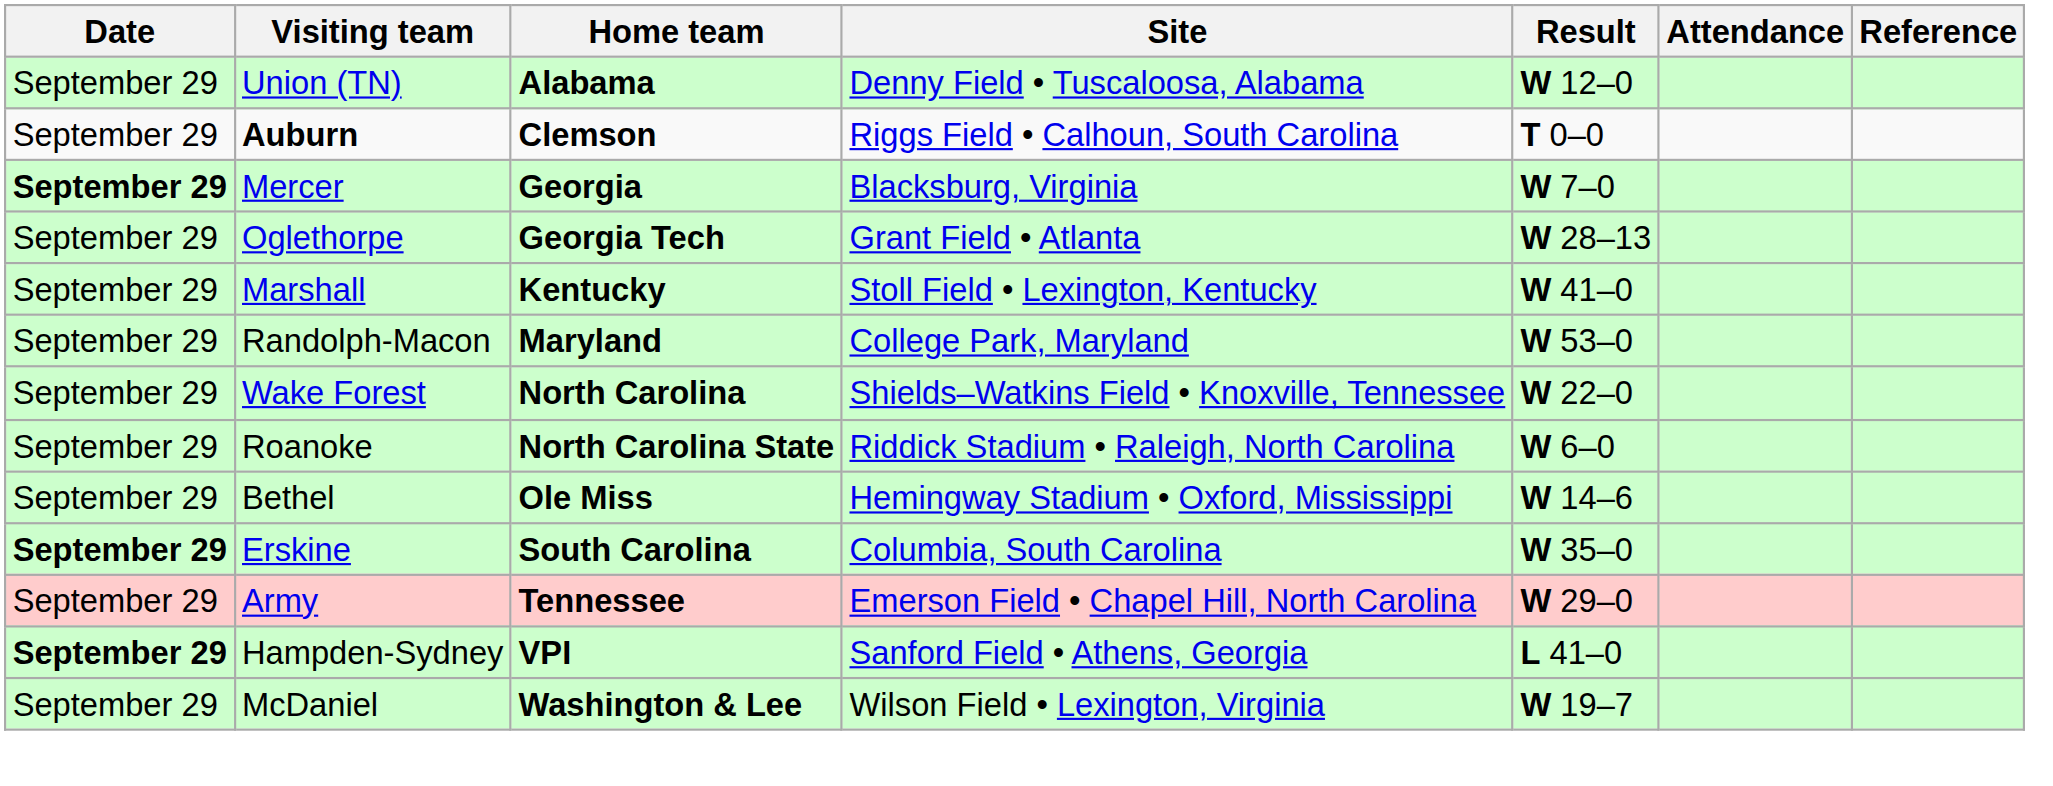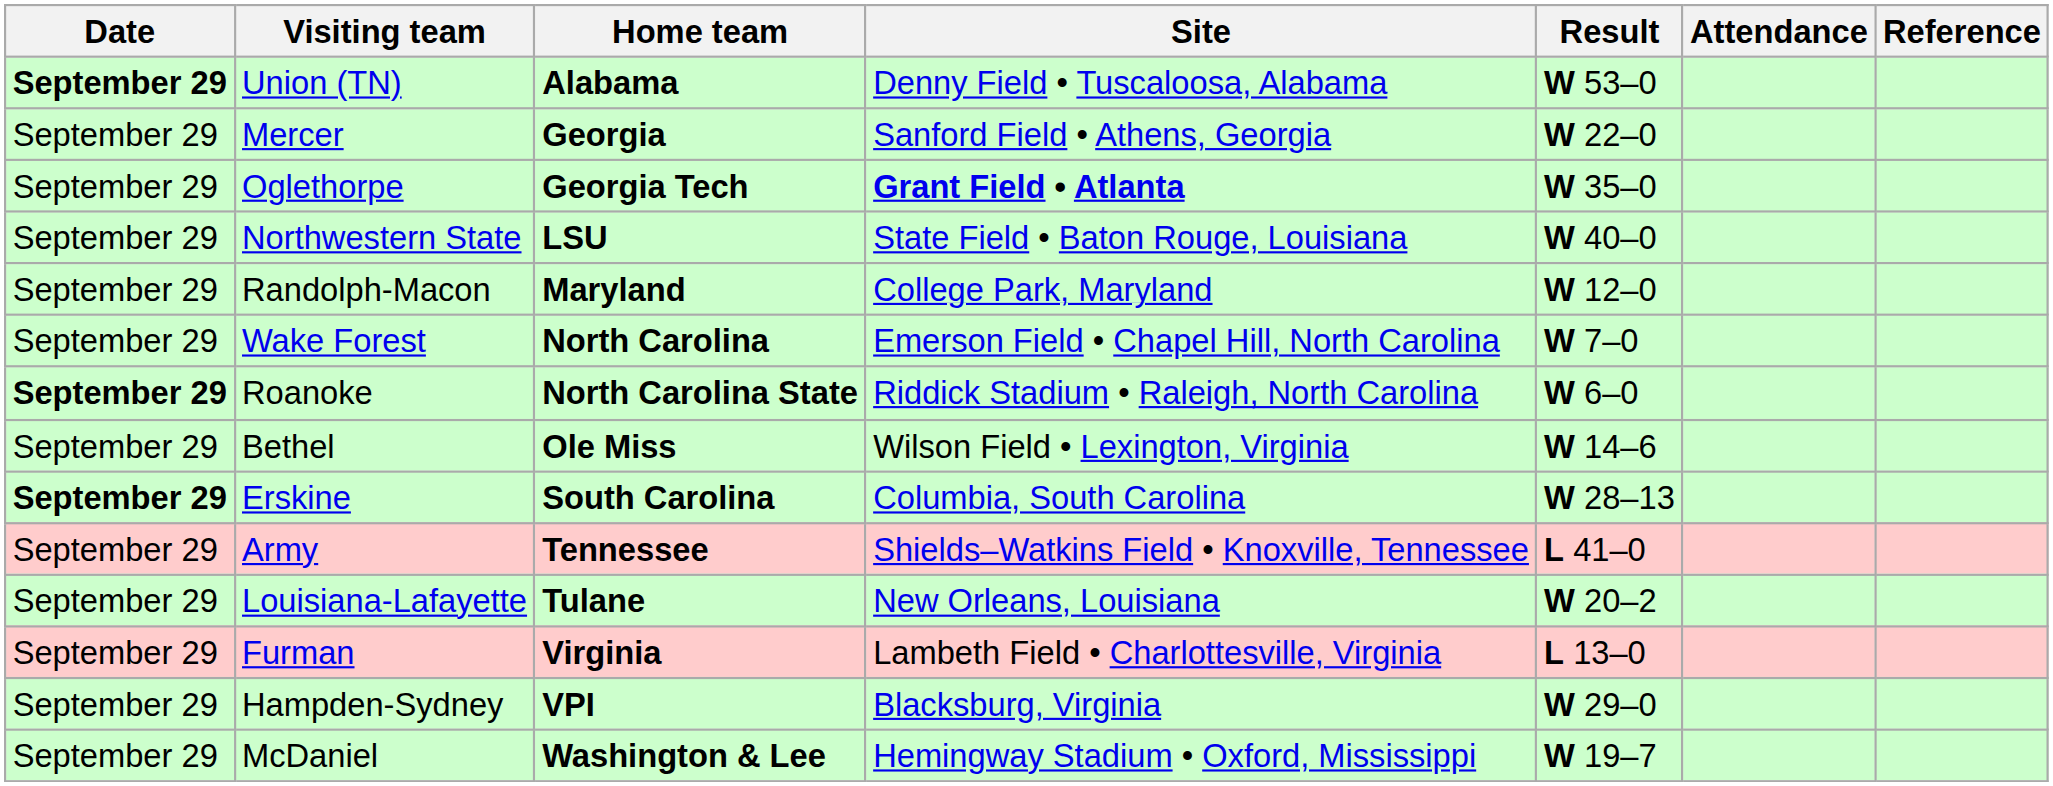(115, 83) normal -> (120, 83) bold
(1577, 83) W 12–0 -> (1600, 83) W 53–0
- row: (300, 135)
(120, 186) bold -> (115, 135) normal
(993, 186) Blacksburg, Virginia -> (1102, 135) Sanford Field • Athens, Georgia
(1568, 186) W 7–0 -> (1600, 135) W 22–0
(995, 238) normal -> (1029, 186) bold
(1586, 238) W 28–13 -> (1600, 186) W 35–0
- row: (304, 290)
+ row: (382, 238)
(1577, 342) W 53–0 -> (1600, 290) W 12–0
(1177, 393) Shields–Watkins Field • Knoxville, Tennessee -> (1186, 342) Emerson Field • Chapel Hill, North Carolina
(1577, 393) W 22–0 -> (1591, 342) W 7–0
(115, 445) normal -> (120, 393) bold
(1151, 497) Hemingway Stadium • Oxford, Mississippi -> (1111, 445) Wilson Field • Lexington, Virginia
(1577, 548) W 35–0 -> (1609, 497) W 28–13
(1163, 600) Emerson Field • Chapel Hill, North Carolina -> (1201, 548) Shields–Watkins Field • Knoxville, Tennessee
(1577, 600) W 29–0 -> (1595, 548) L 41–0
+ row: (385, 600)
+ row: (298, 652)
(120, 652) bold -> (115, 704) normal
(1078, 652) Sanford Field • Athens, Georgia -> (1017, 704) Blacksburg, Virginia
(1571, 652) L 41–0 -> (1600, 704) W 29–0
(1087, 704) Wilson Field • Lexington, Virginia -> (1175, 755) Hemingway Stadium • Oxford, Mississippi
